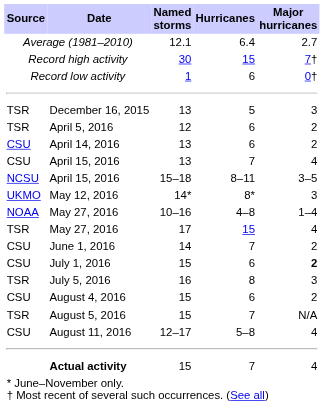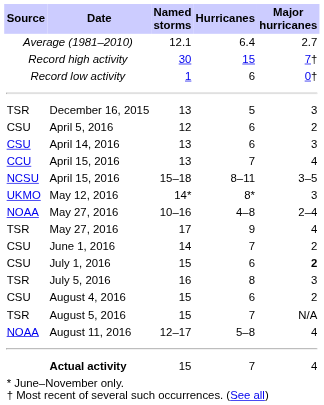(18, 127) TSR -> (19, 127) CSU
(314, 144) 2 -> (314, 144) 3
(19, 161) CSU -> (19, 161) CCU
(308, 212) 1–4 -> (308, 212) 2–4
(249, 229) 15 -> (252, 229) 9
(19, 332) CSU -> (23, 332) NOAA
